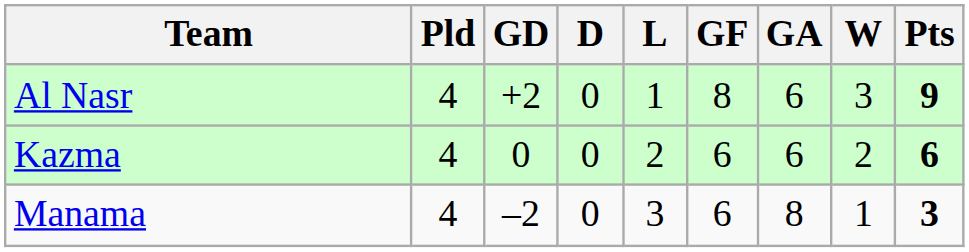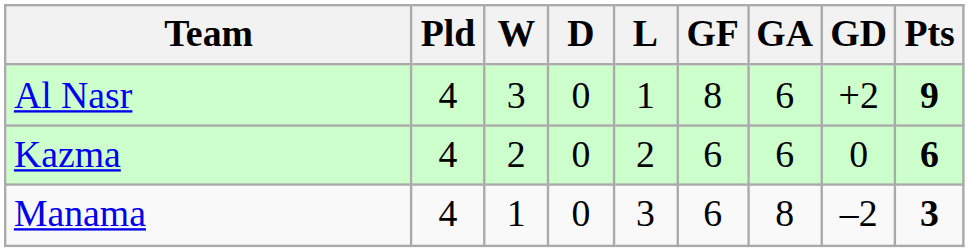columns swapped: (863, 34) <-> (521, 34)
